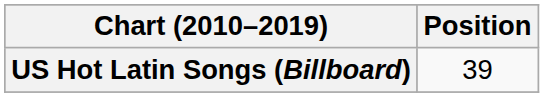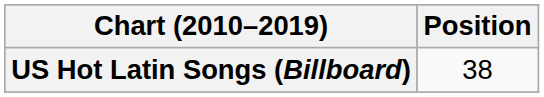(477, 69) 39 -> (477, 69) 38
